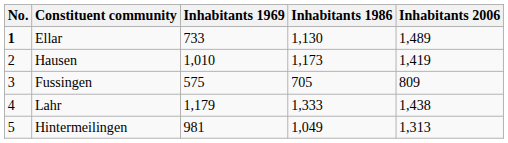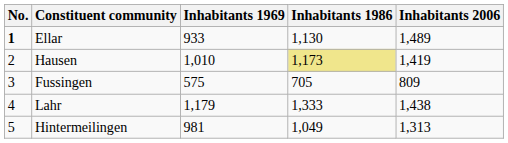(194, 37) 733 -> (194, 37) 933
(307, 60) no background -> (307, 60) khaki background
